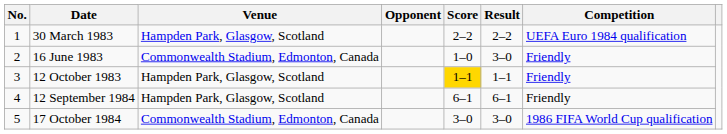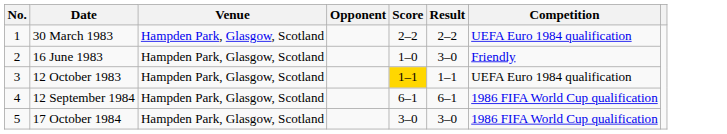(260, 56) Commonwealth Stadium, Edmonton, Canada -> (232, 56) Hampden Park, Glasgow, Scotland
(548, 77) Friendly -> (551, 77) UEFA Euro 1984 qualification
(548, 98) Friendly -> (564, 98) 1986 FIFA World Cup qualification
(260, 118) Commonwealth Stadium, Edmonton, Canada -> (232, 118) Hampden Park, Glasgow, Scotland
